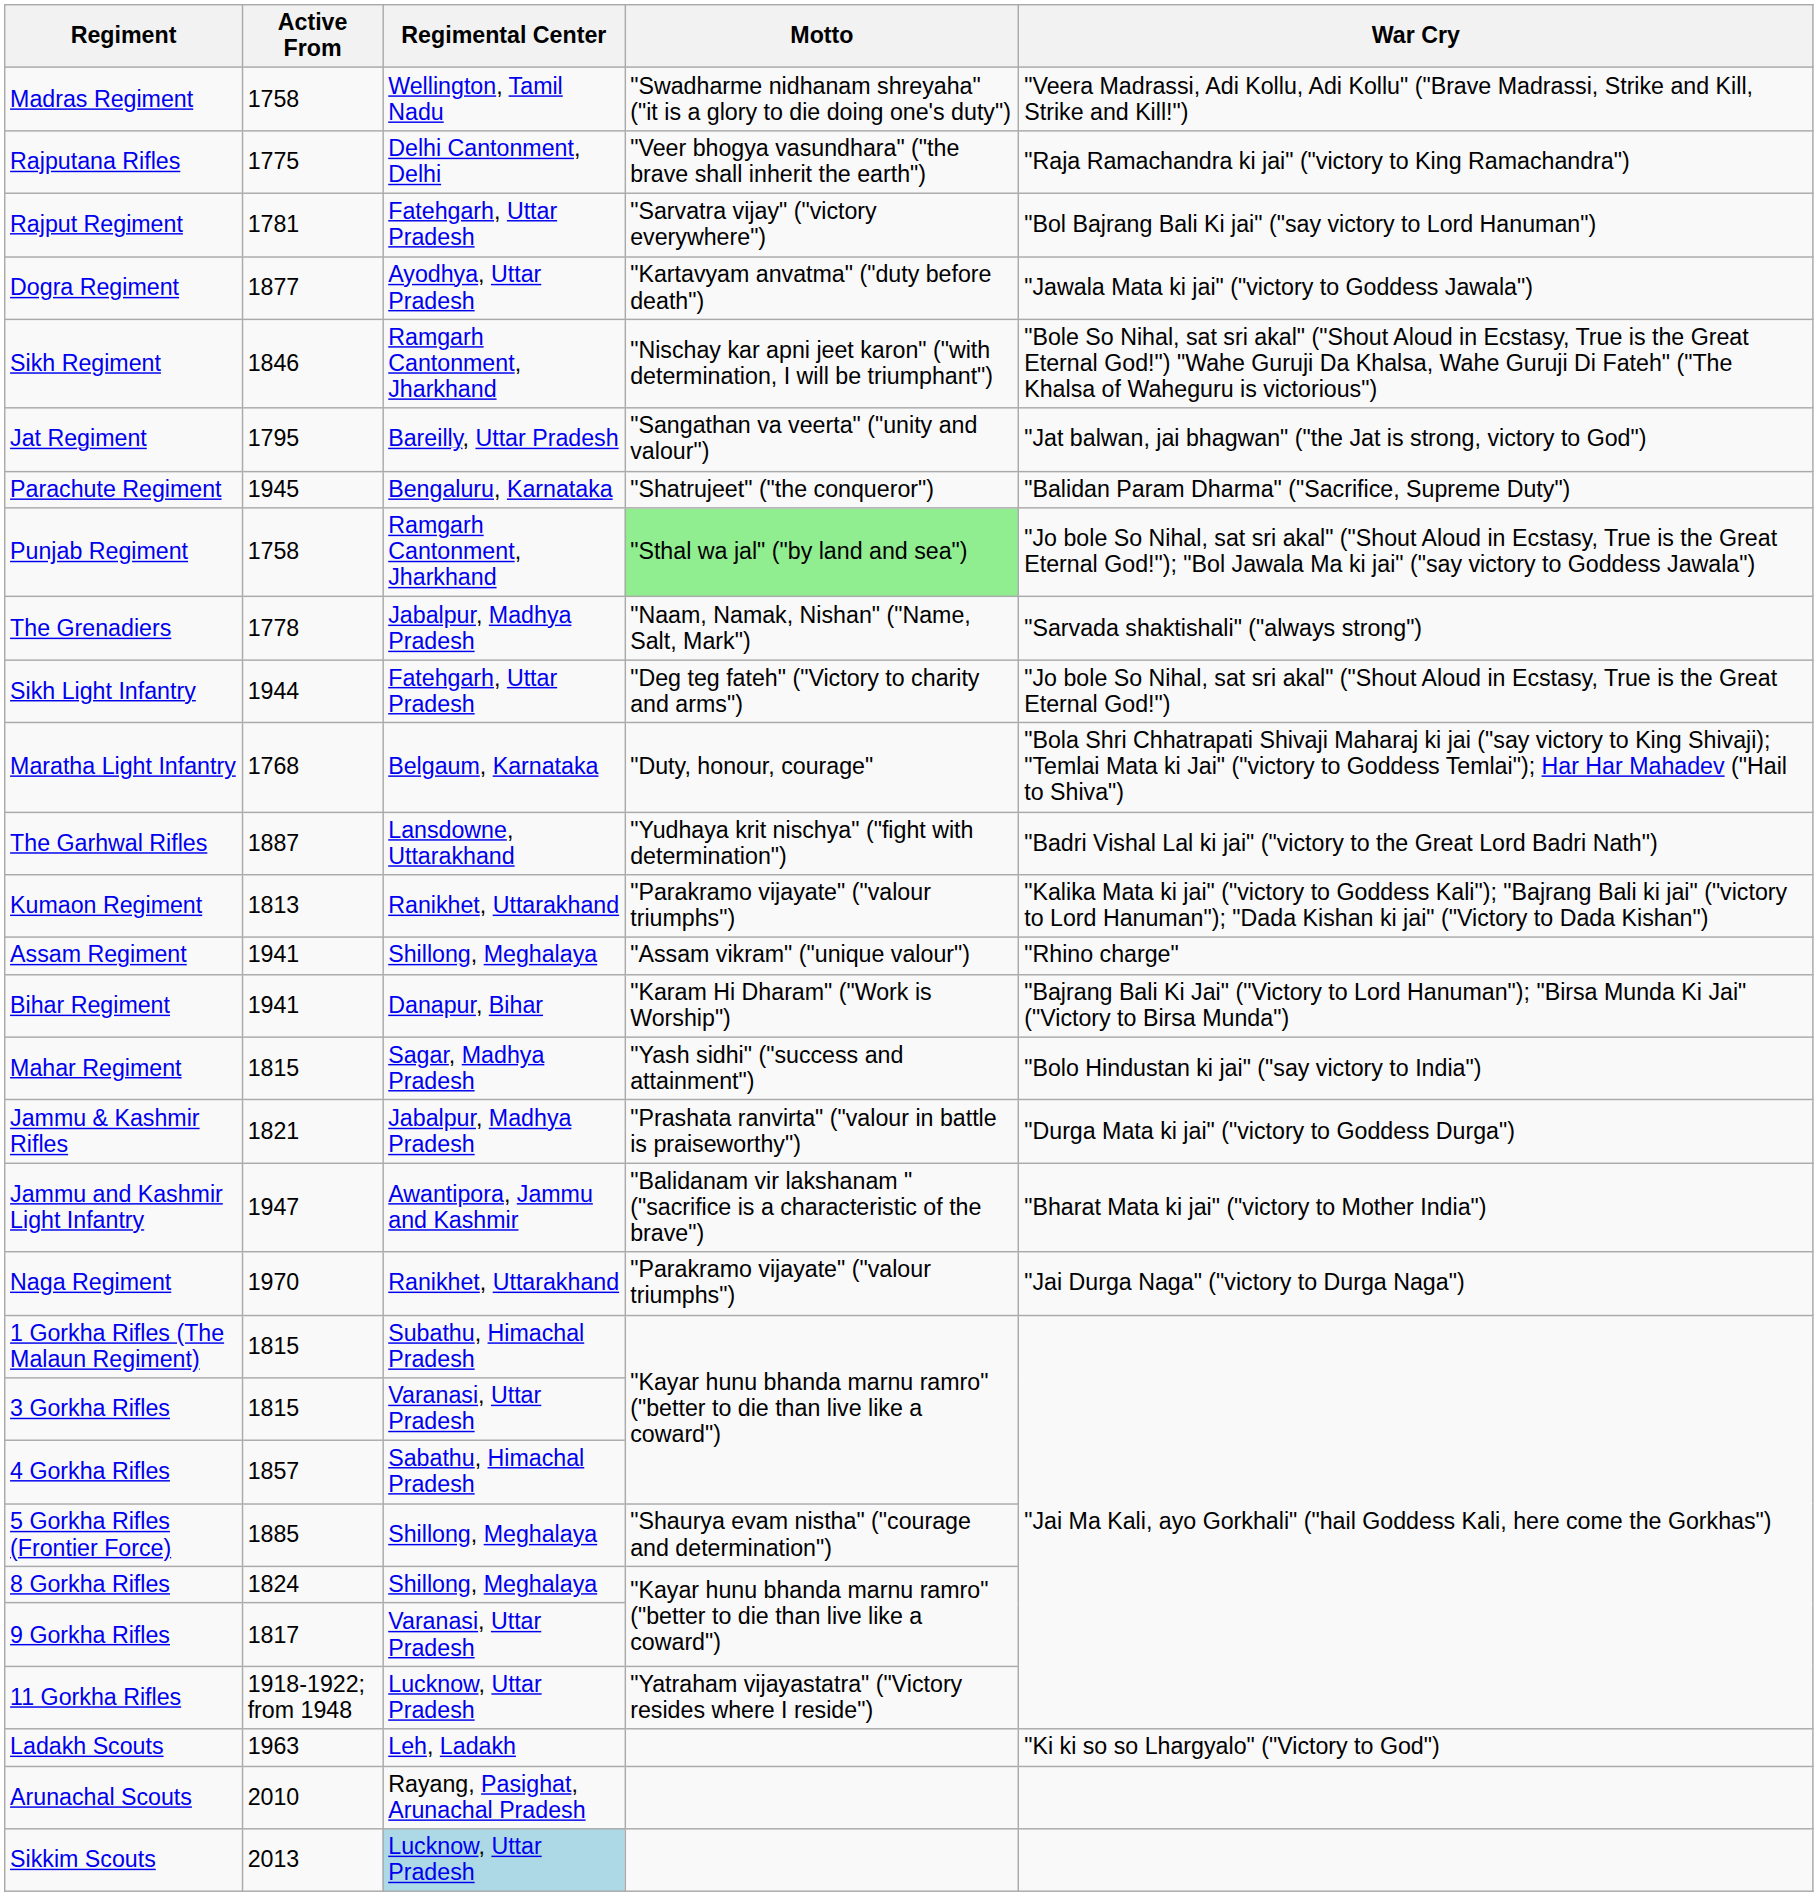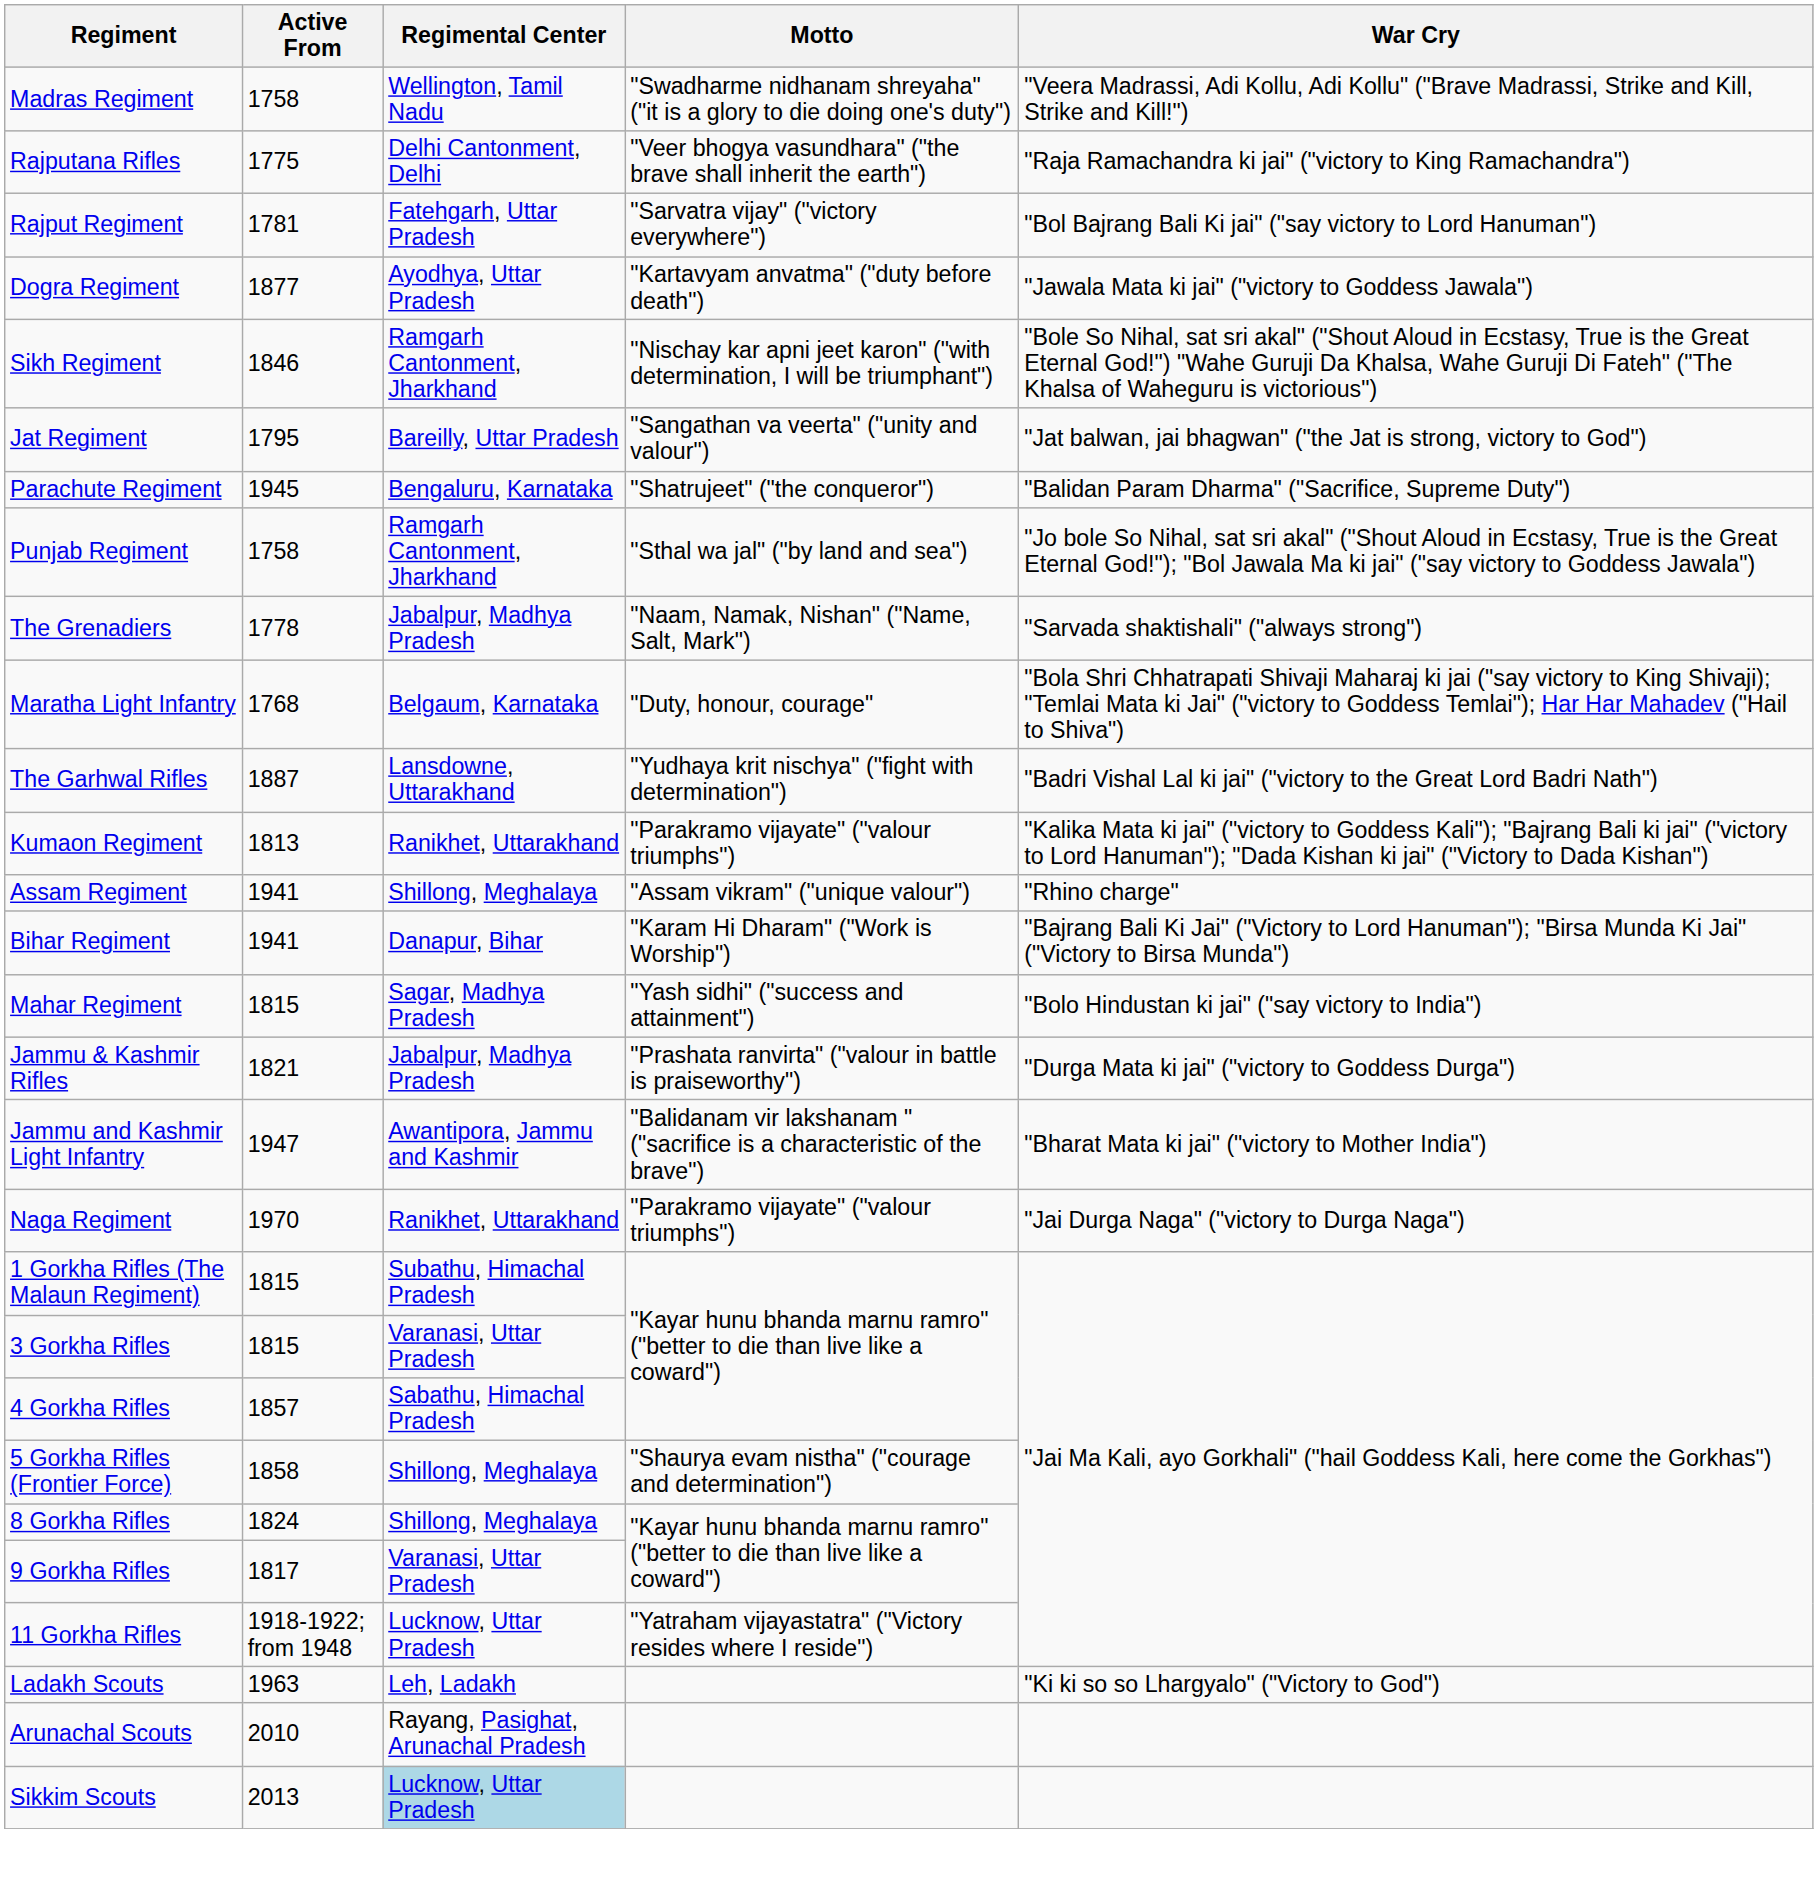(799, 552) lightgreen background -> (799, 552) no background
- row: (103, 690)
(273, 1534) 1885 -> (273, 1471) 1858
